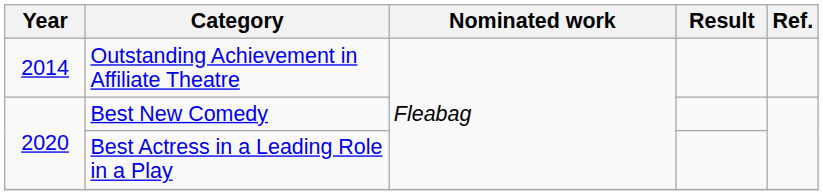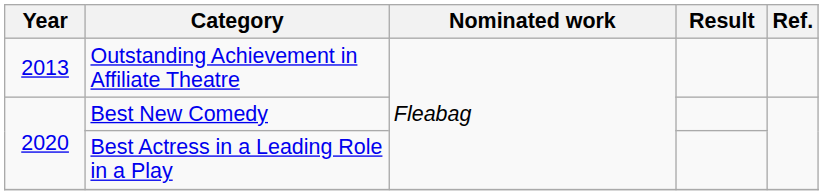(45, 67) 2014 -> (45, 67) 2013
